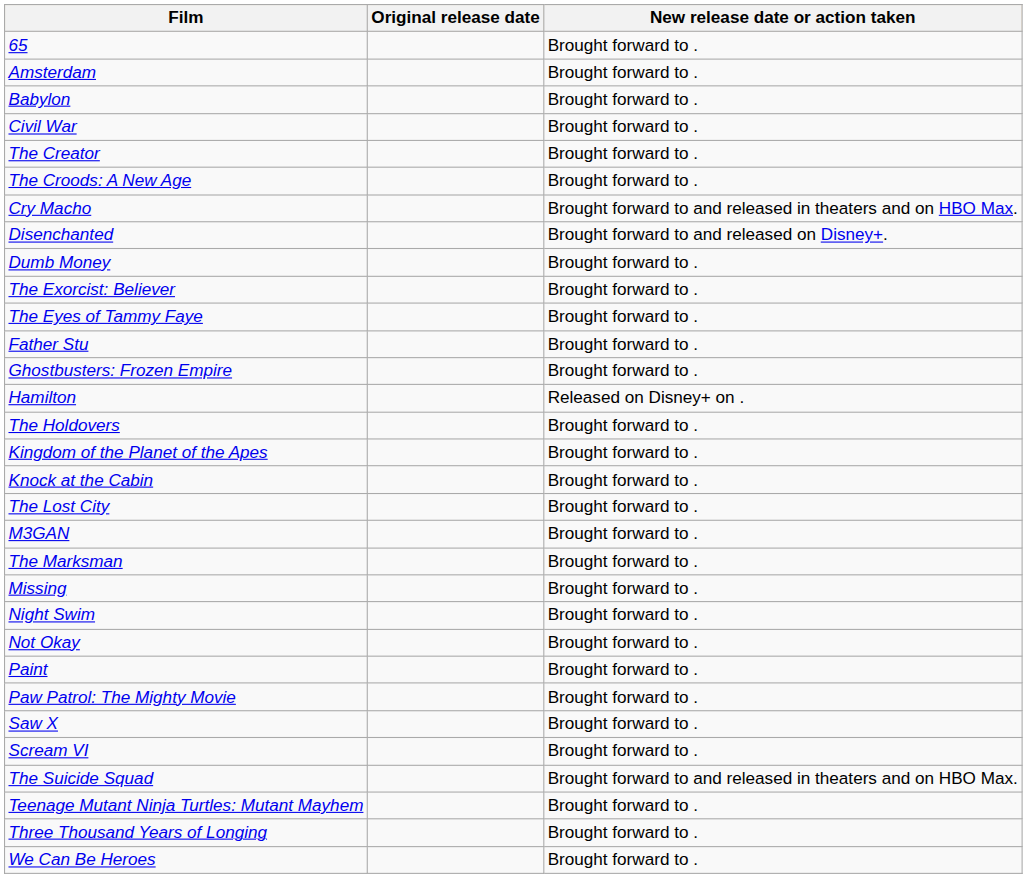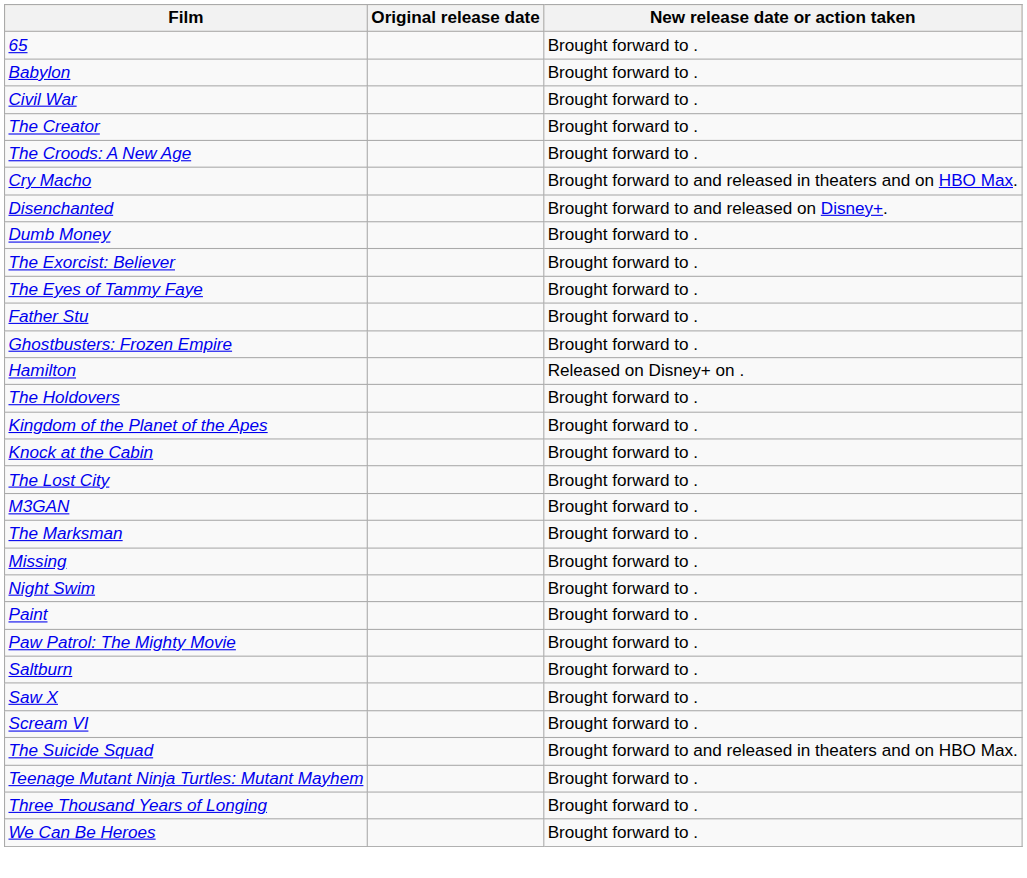- row: (52, 72)
- row: (44, 642)
+ row: (40, 669)
